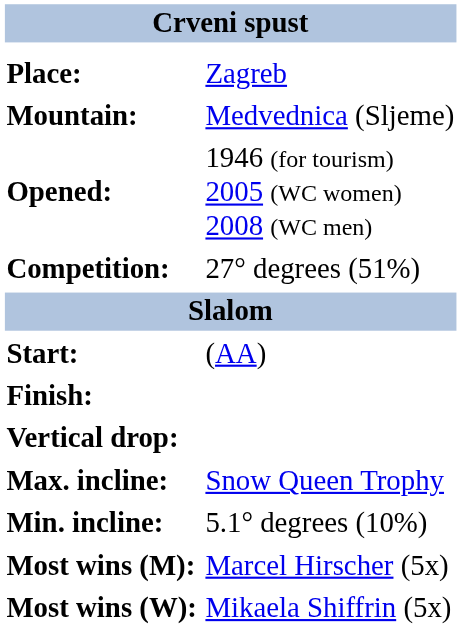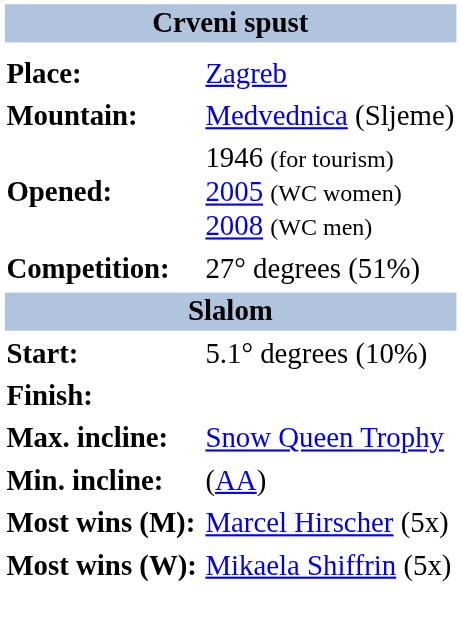(236, 353) (AA) -> (316, 353) 5.1° degrees (10%)
- row: (92, 438)
(316, 523) 5.1° degrees (10%) -> (236, 480) (AA)
